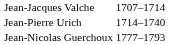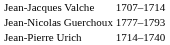rows swapped: (43, 22) <-> (58, 37)
